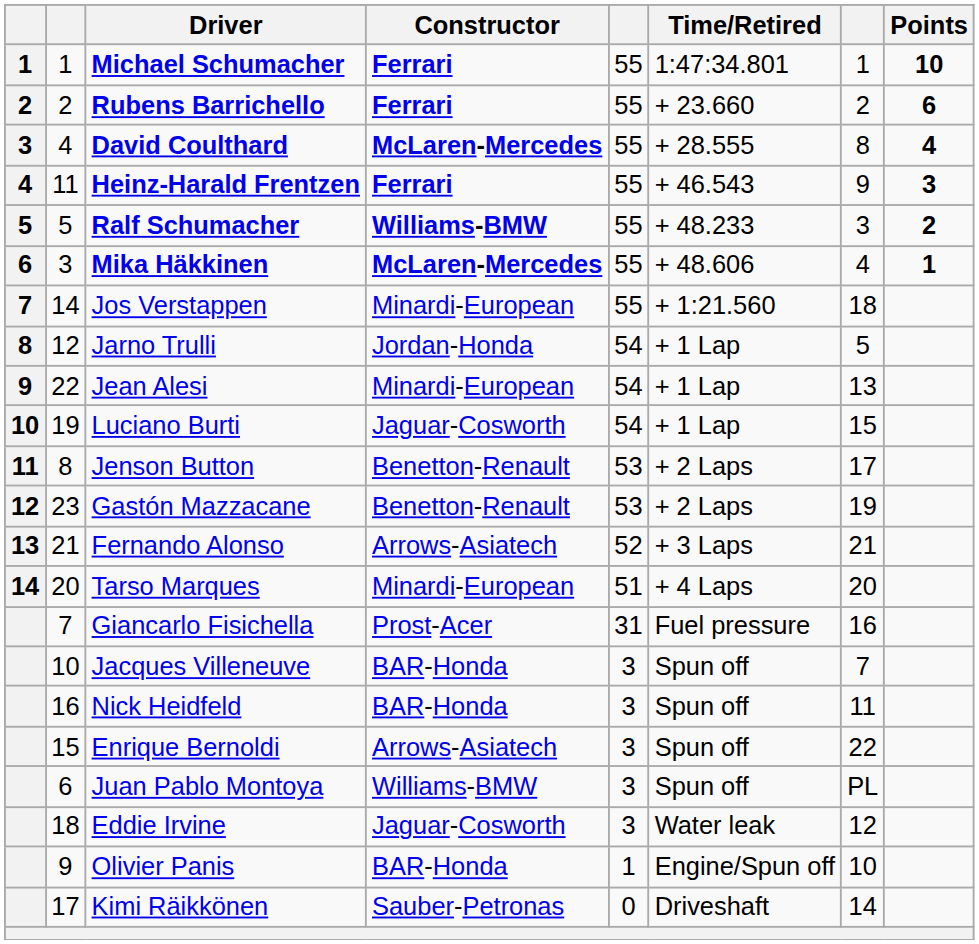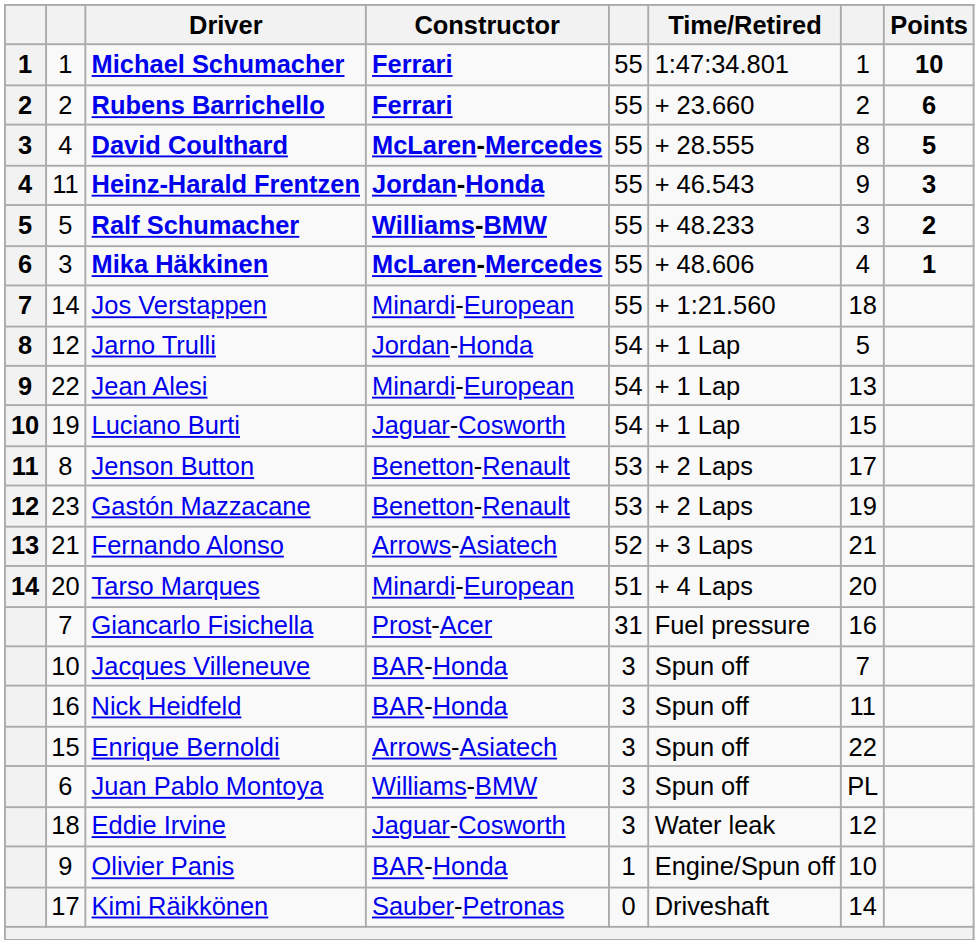(929, 145) 4 -> (929, 145) 5
(412, 185) Ferrari -> (458, 185) Jordan-Honda
